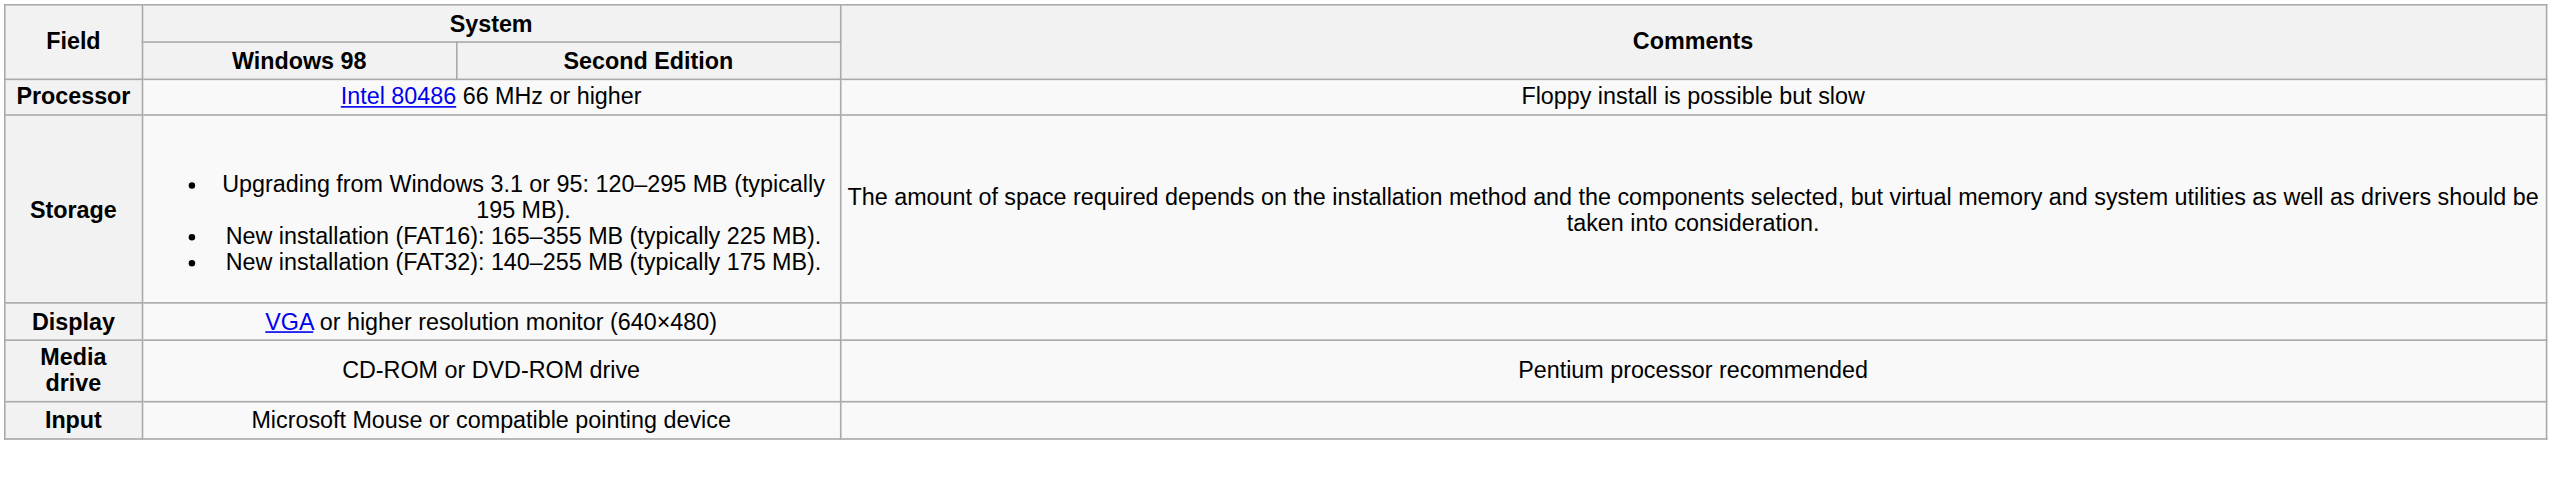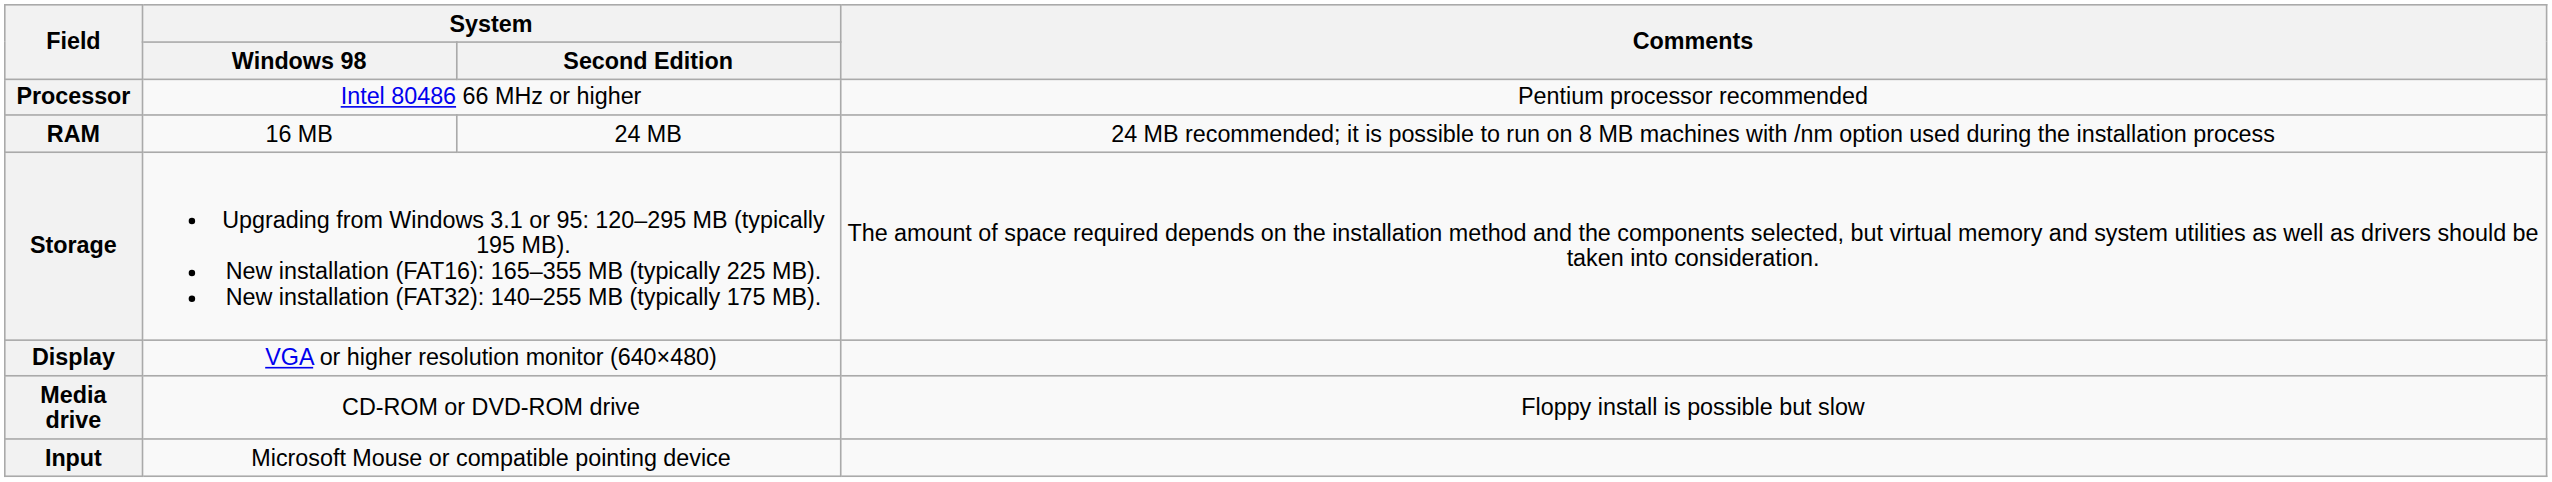(1693, 97) Floppy install is possible but slow -> (1693, 97) Pentium processor recommended
+ row: (73, 134)
(1693, 371) Pentium processor recommended -> (1693, 408) Floppy install is possible but slow
